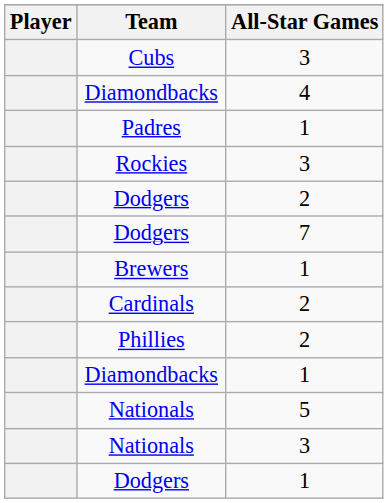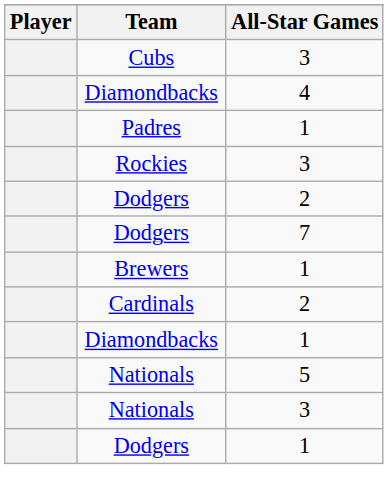- row: (151, 339)
